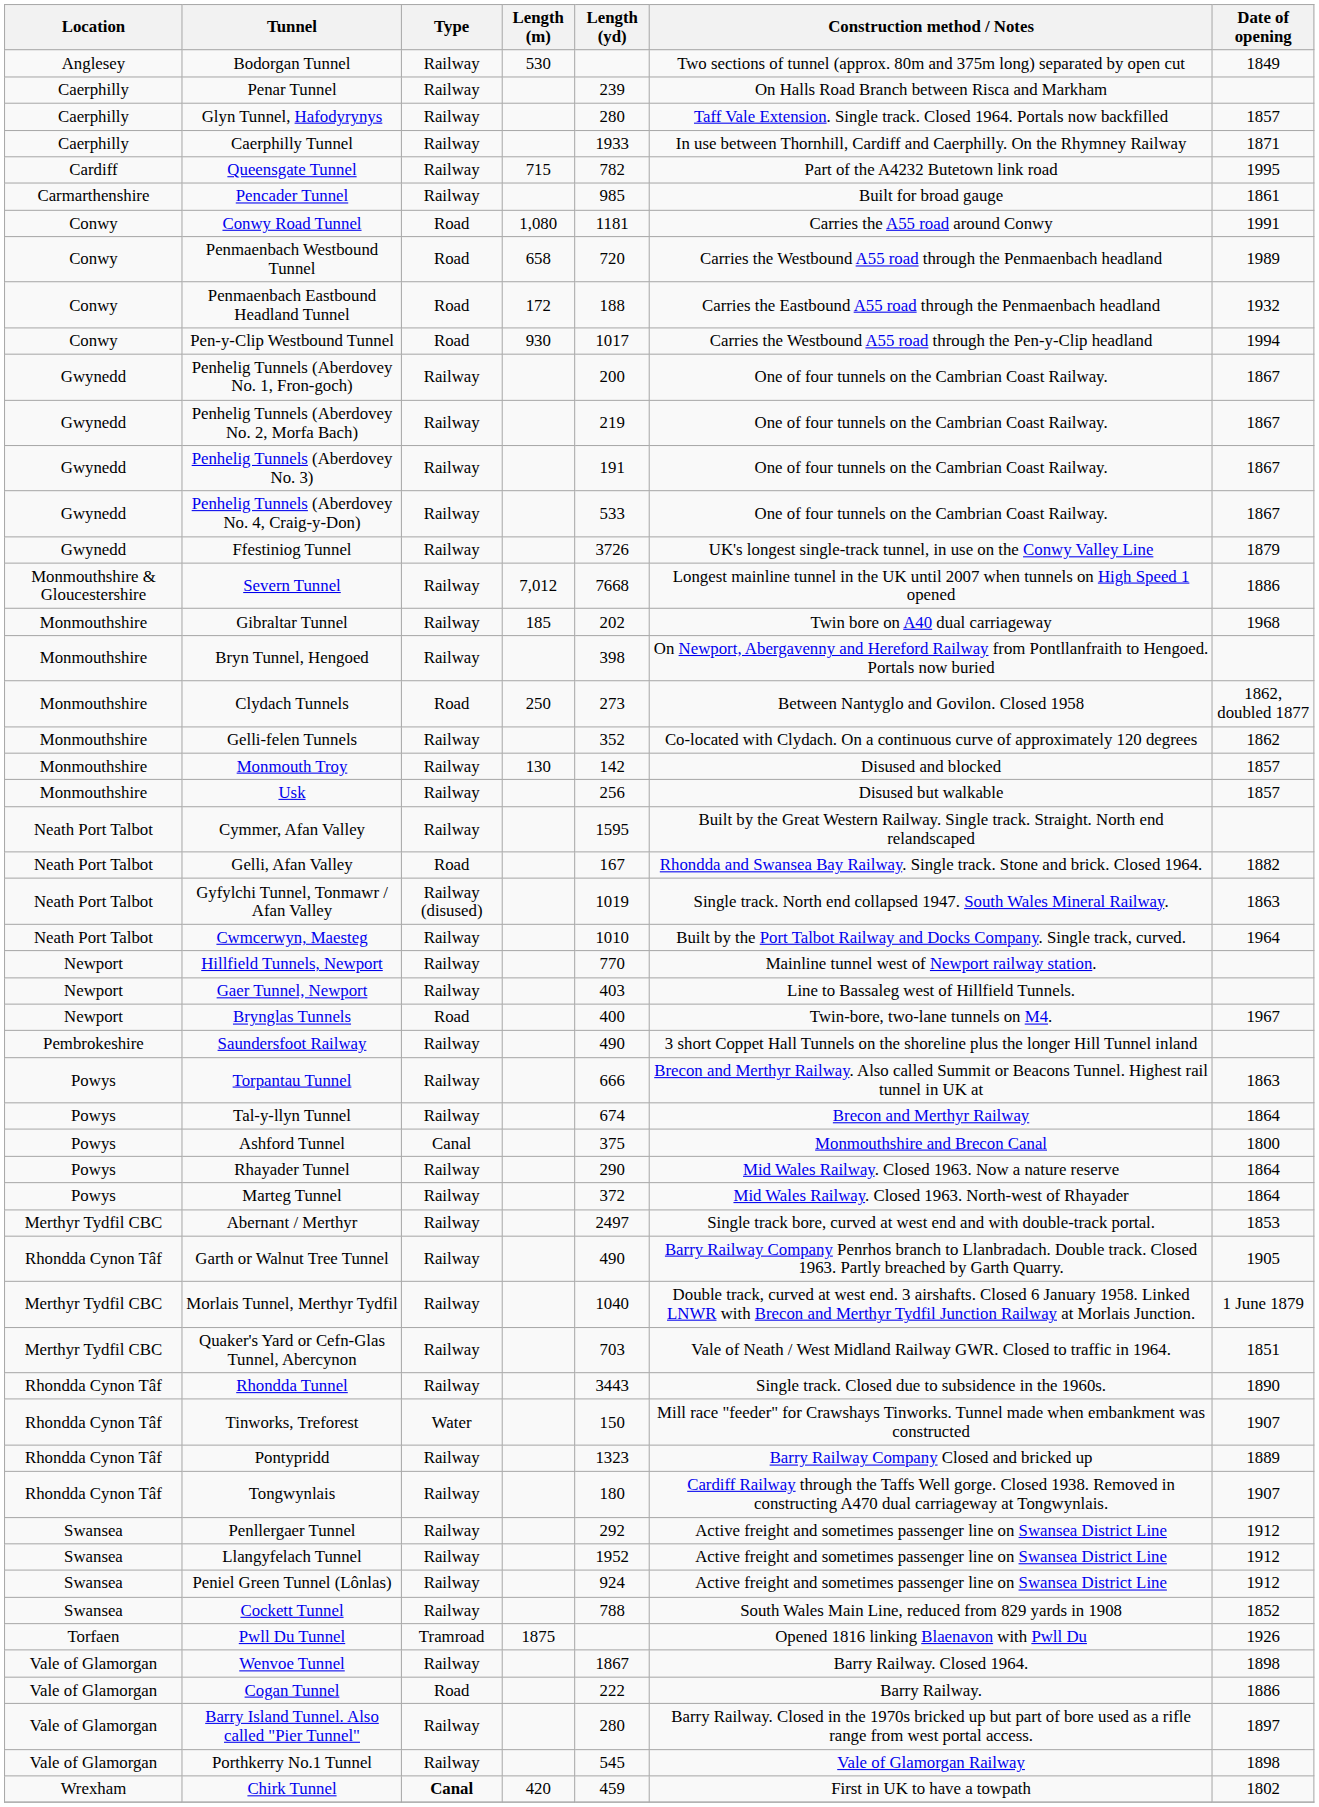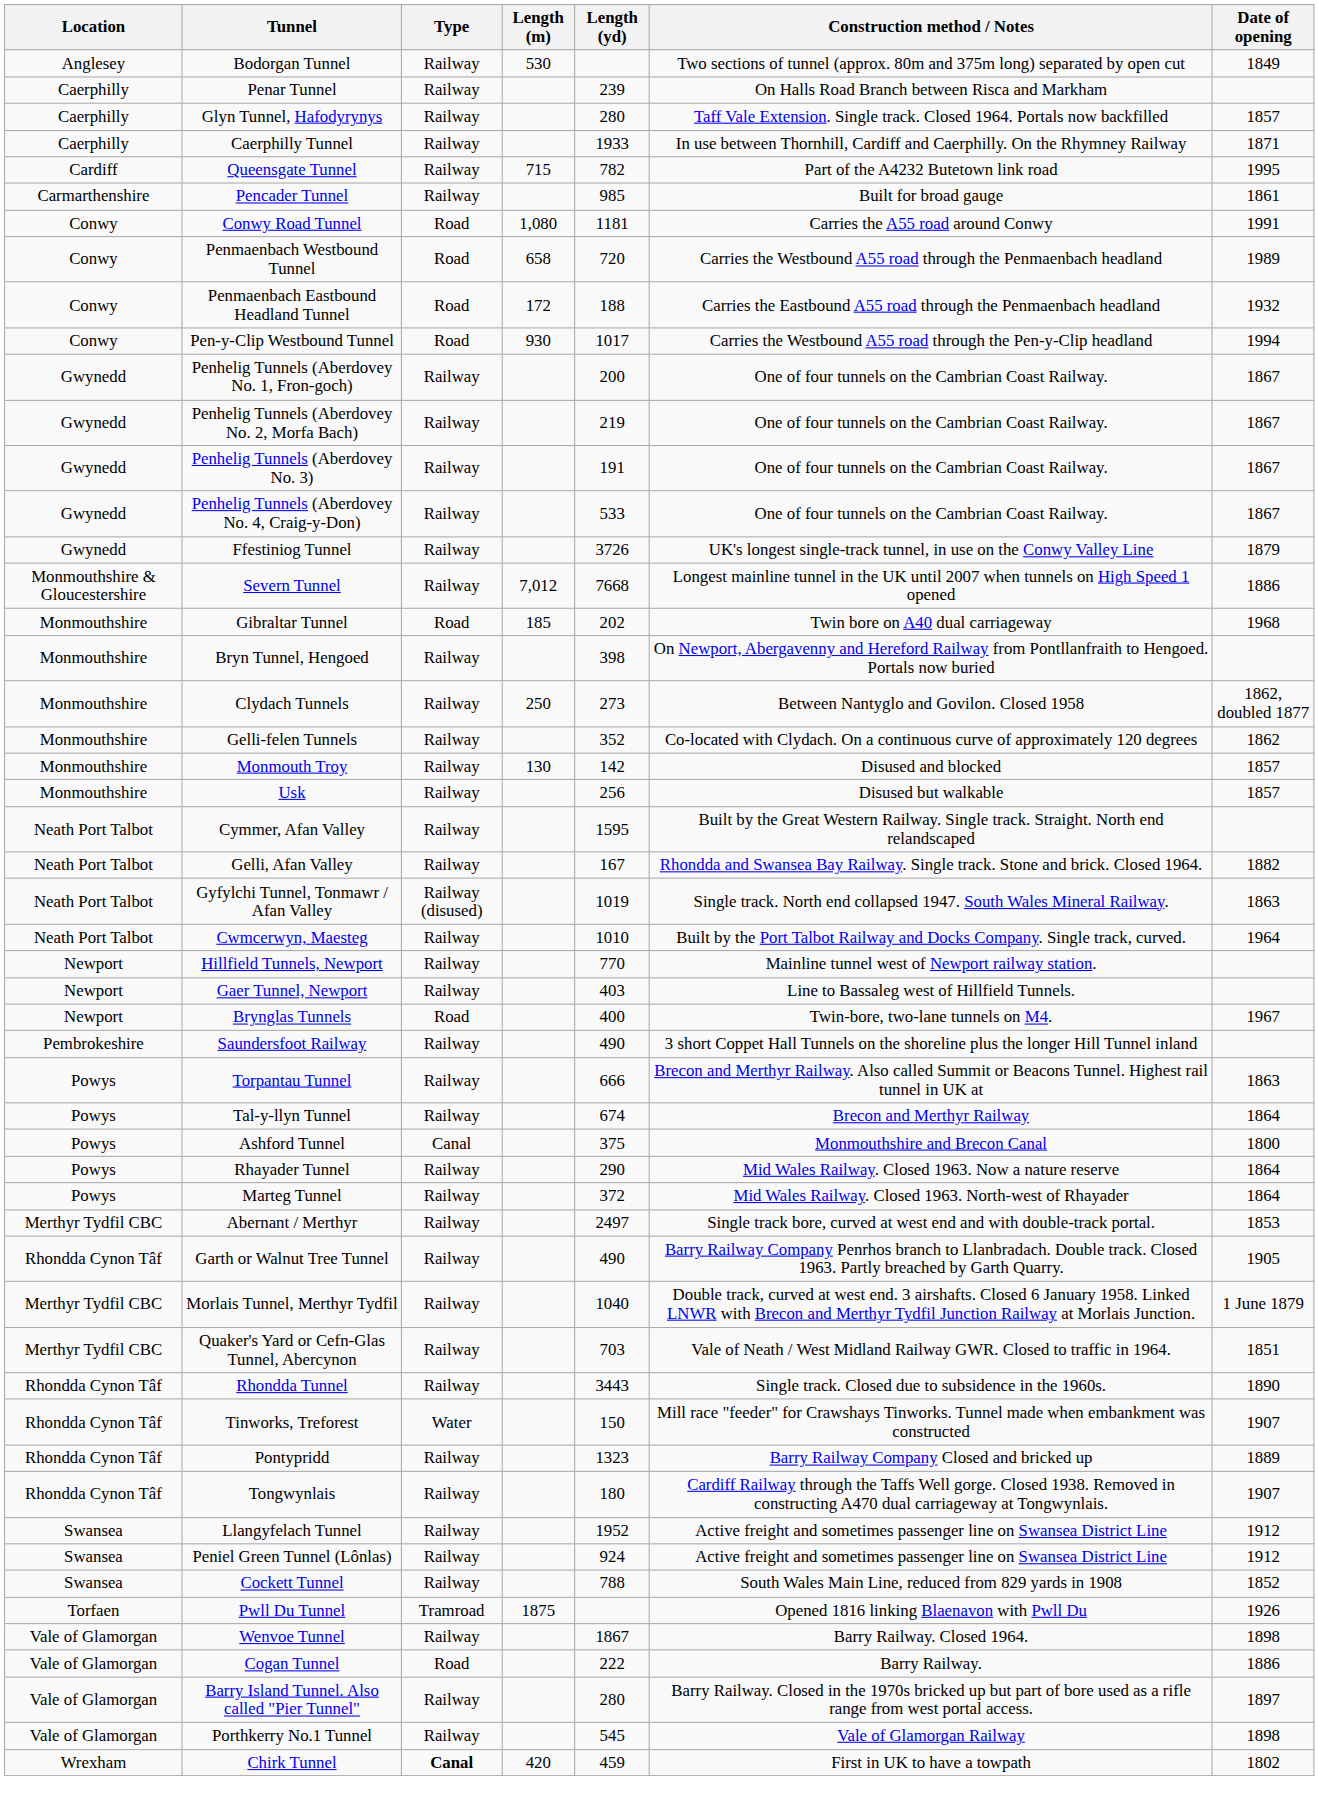(452, 621) Railway -> (452, 621) Road
(452, 703) Road -> (452, 703) Railway
(452, 865) Road -> (452, 865) Railway
- row: (292, 1530)
